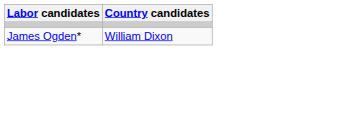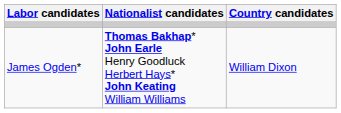+ column: (164, 13)
